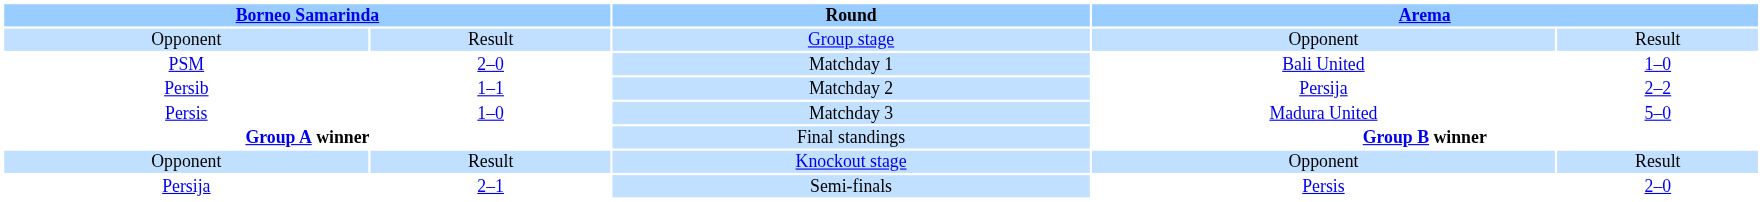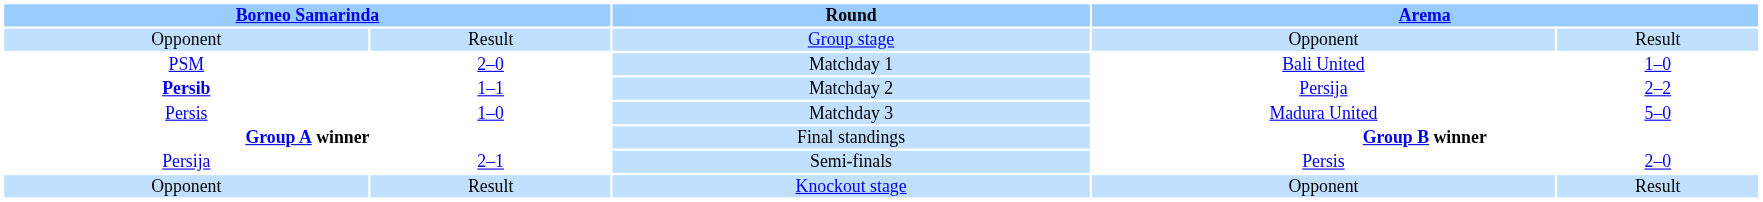(186, 88) normal -> (186, 88) bold
rows swapped: (851, 161) <-> (851, 186)
